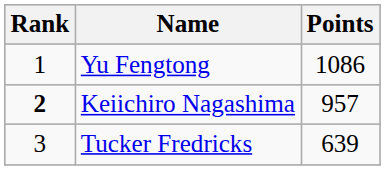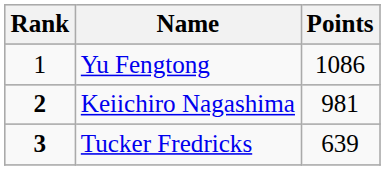(340, 104) 957 -> (340, 104) 981
(40, 143) normal -> (40, 143) bold
